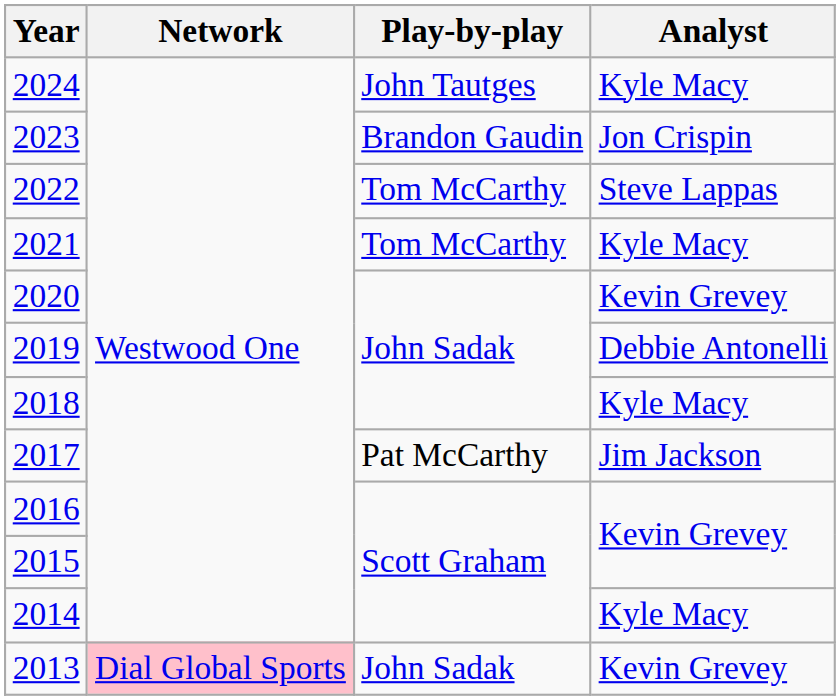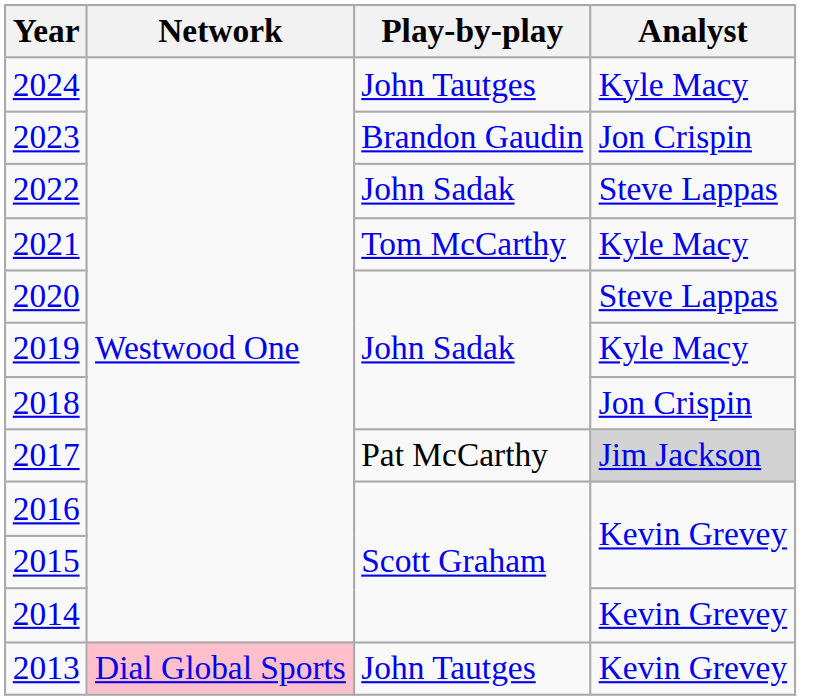(464, 190) Tom McCarthy -> (438, 190) John Sadak
(693, 296) Kevin Grevey -> (688, 296) Steve Lappas
(713, 349) Debbie Antonelli -> (673, 349) Kyle Macy
(673, 402) Kyle Macy -> (675, 402) Jon Crispin
(680, 455) no background -> (680, 455) lightgrey background
(673, 614) Kyle Macy -> (693, 614) Kevin Grevey
(438, 667) John Sadak -> (448, 667) John Tautges
